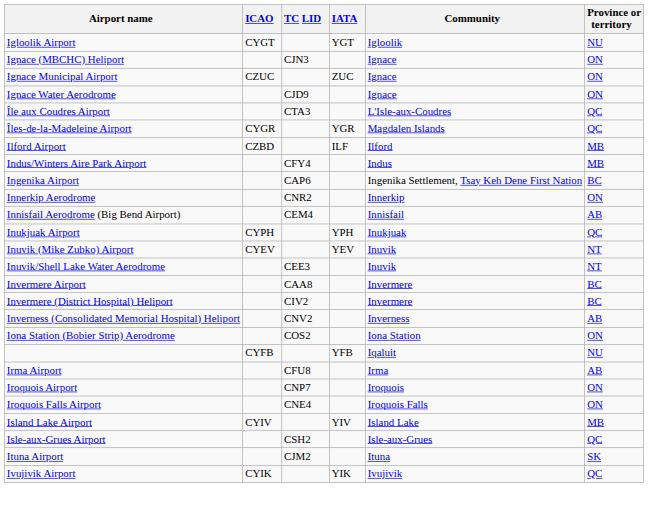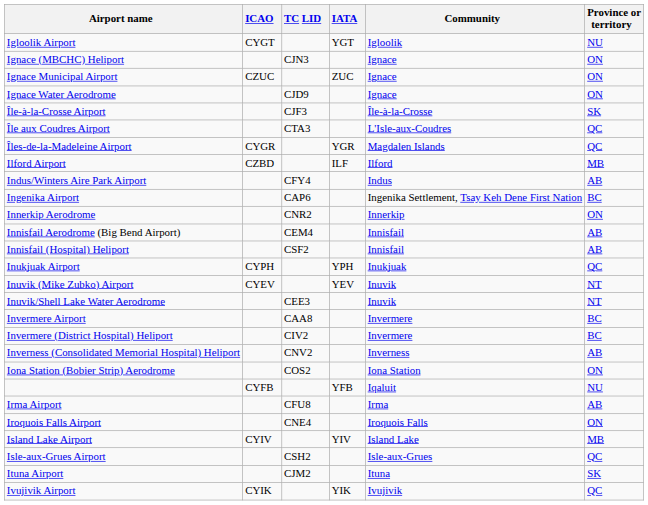+ row: (56, 111)
(596, 163) MB -> (595, 180) AB
+ row: (68, 249)
- row: (42, 387)
